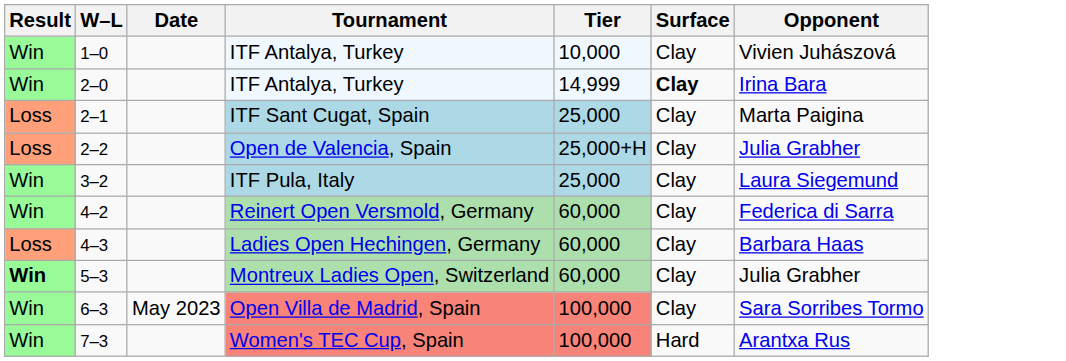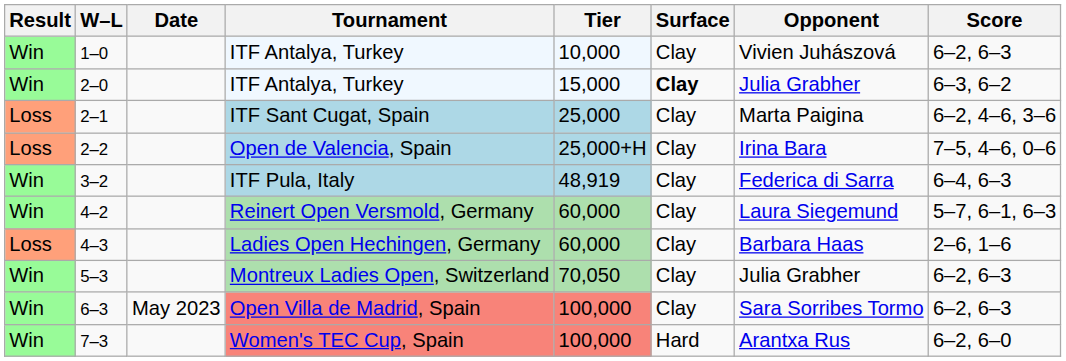+ column: (995, 20)
(589, 84) 14,999 -> (589, 84) 15,000
(783, 84) Irina Bara -> (800, 84) Julia Grabher
(800, 148) Julia Grabher -> (783, 148) Irina Bara
(589, 180) 25,000 -> (589, 180) 48,919
(819, 180) Laura Siegemund -> (816, 180) Federica di Sarra
(816, 212) Federica di Sarra -> (819, 212) Laura Siegemund
(28, 276) bold -> (27, 276) normal
(589, 276) 60,000 -> (589, 276) 70,050
